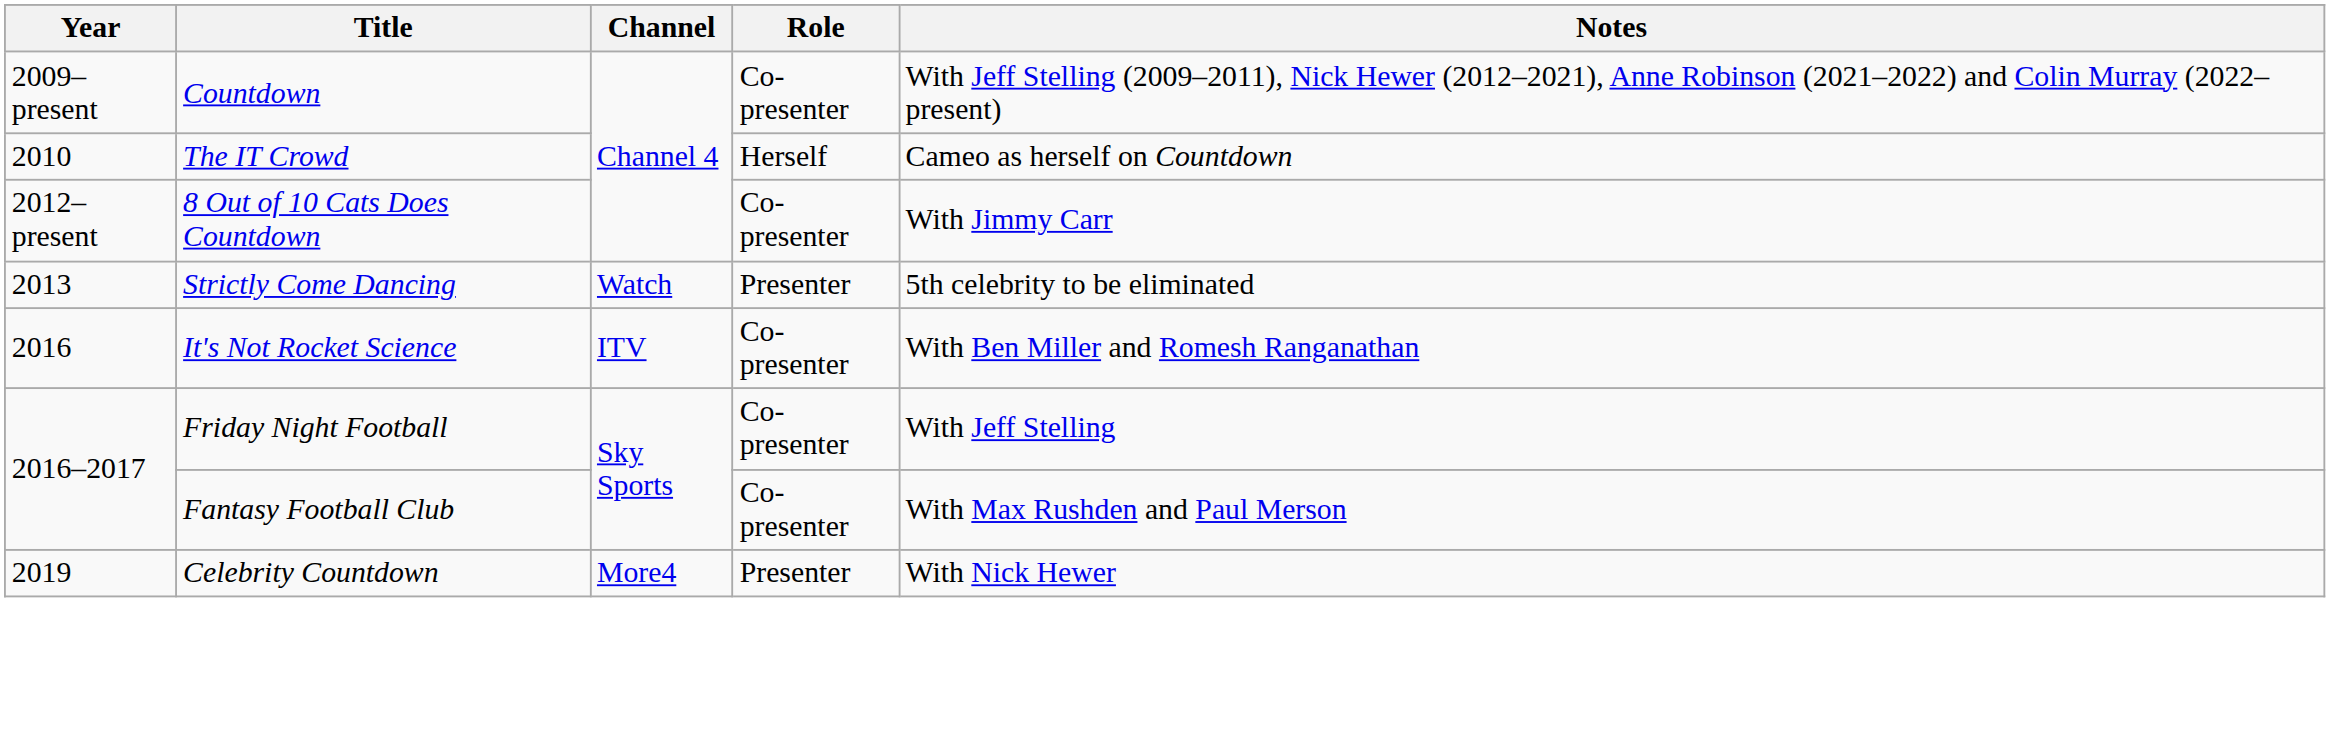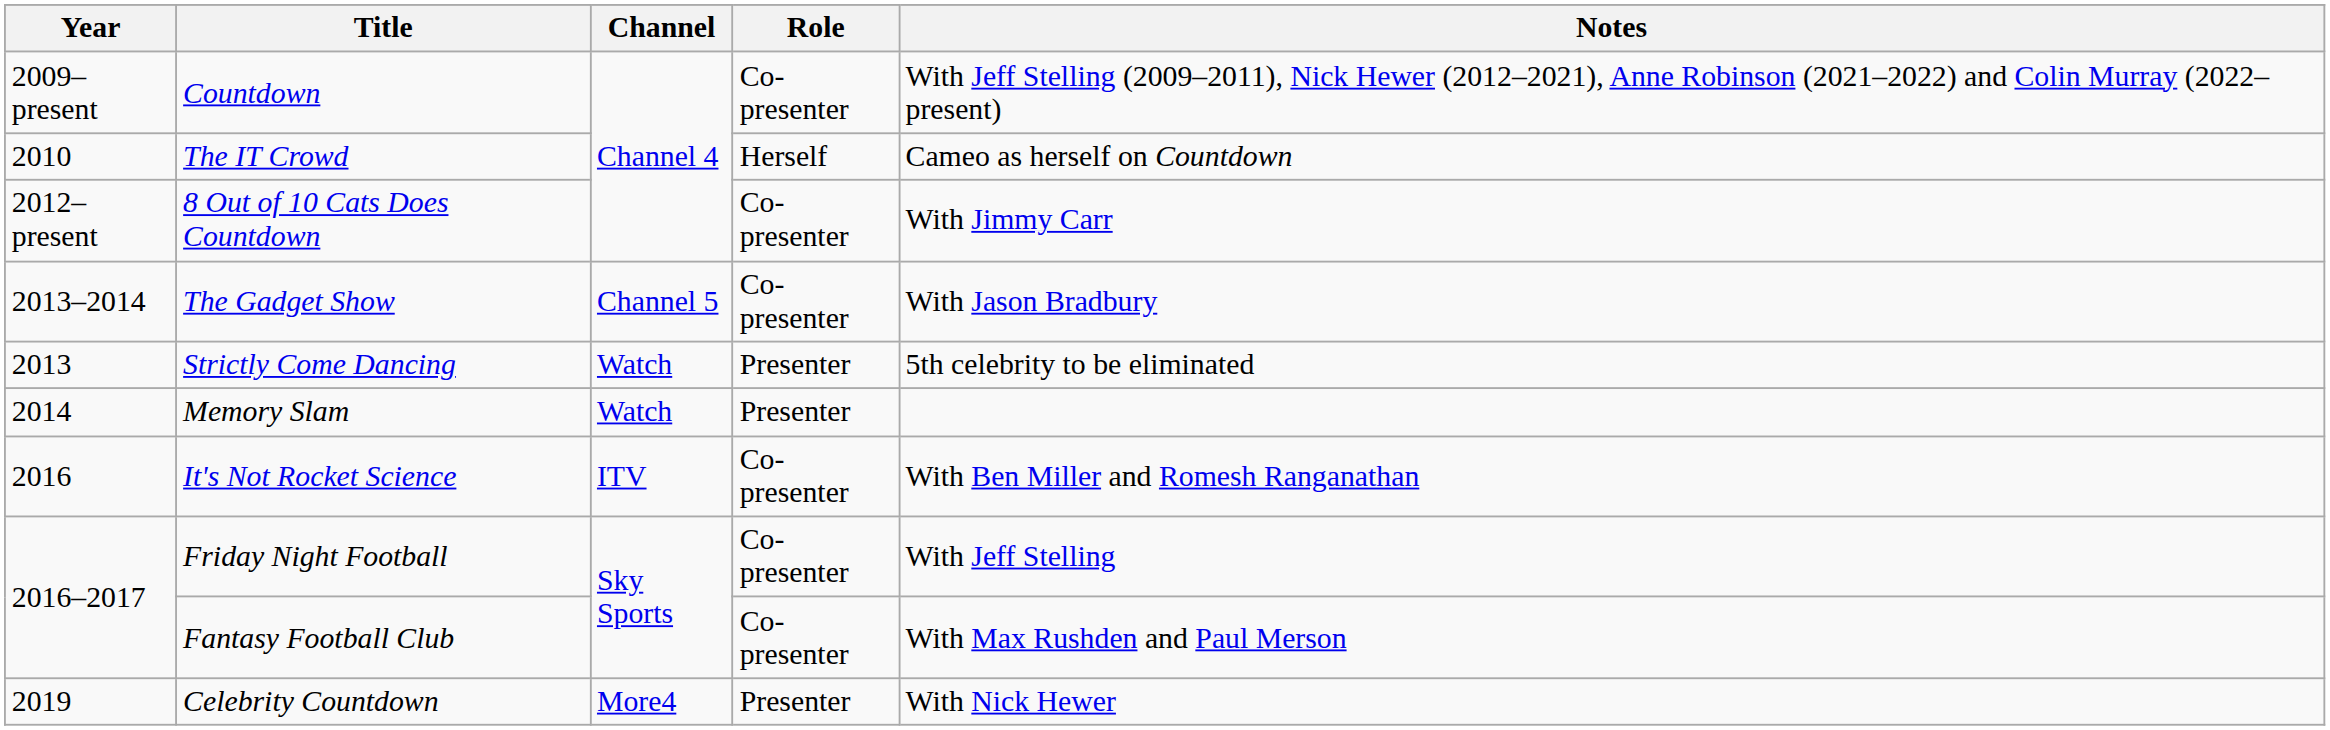+ row: (289, 300)
+ row: (266, 411)
